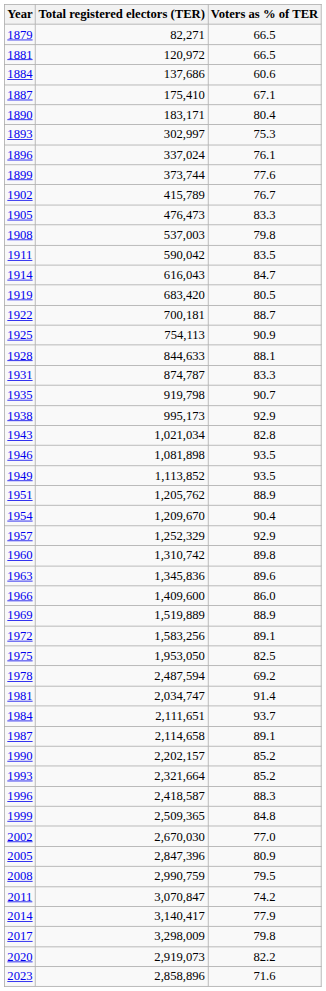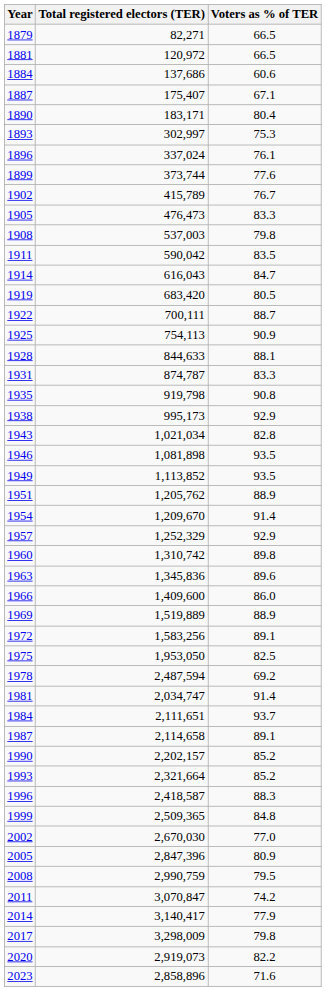(184, 94) 175,410 -> (184, 94) 175,407
(184, 315) 700,181 -> (185, 315) 700,111
(264, 395) 90.7 -> (264, 395) 90.8
(264, 515) 90.4 -> (264, 515) 91.4
